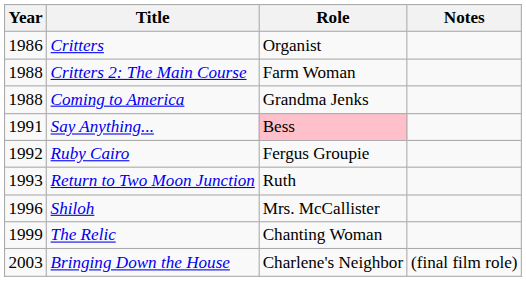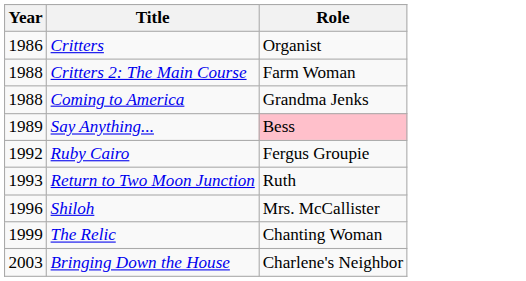- column: (464, 18)
(26, 126) 1991 -> (26, 126) 1989
